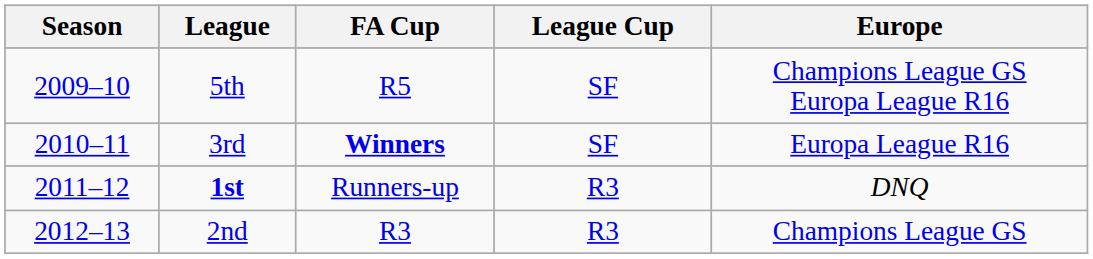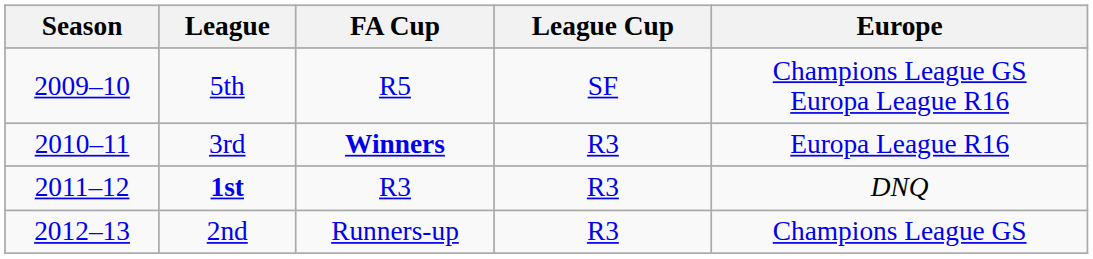(603, 144) SF -> (603, 144) R3
(395, 187) Runners-up -> (395, 187) R3
(395, 230) R3 -> (395, 230) Runners-up
